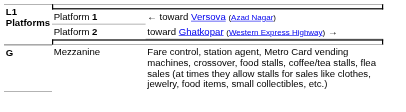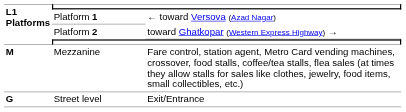(10, 52) G -> (10, 52) M
+ row: (78, 99)
